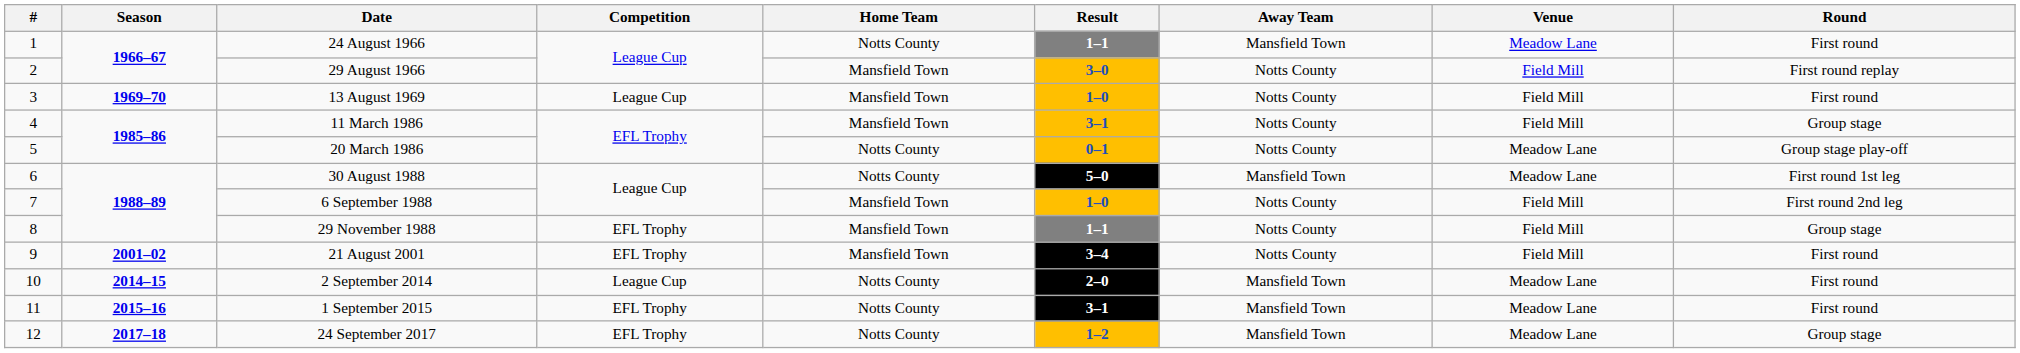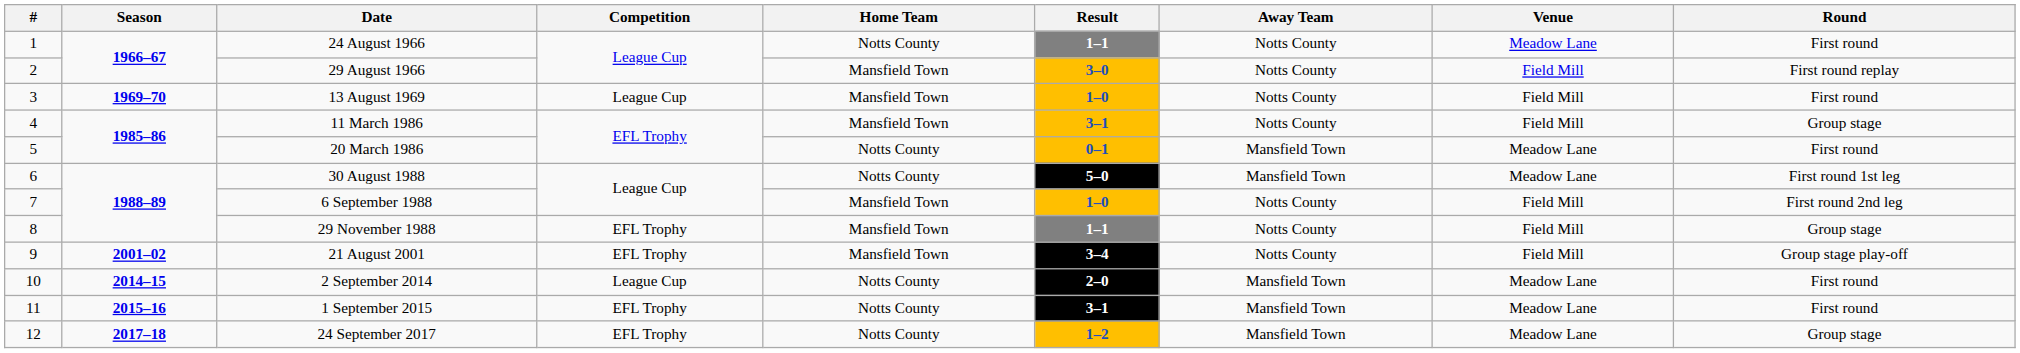(1296, 44) Mansfield Town -> (1296, 44) Notts County
(1296, 149) Notts County -> (1296, 149) Mansfield Town
(1844, 149) Group stage play-off -> (1844, 149) First round
(1844, 255) First round -> (1844, 255) Group stage play-off
